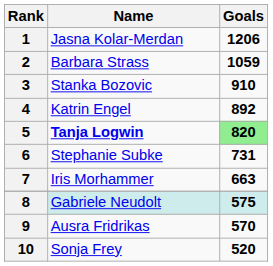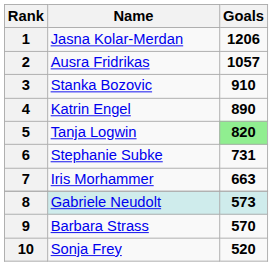(100, 62) Barbara Strass -> (100, 62) Ausra Fridrikas
(243, 62) 1059 -> (243, 62) 1057
(243, 109) 892 -> (243, 109) 890
(97, 132) bold -> (94, 132) normal
(243, 202) 575 -> (243, 202) 573
(100, 226) Ausra Fridrikas -> (100, 226) Barbara Strass
